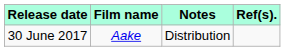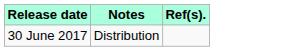- column: (126, 14)
